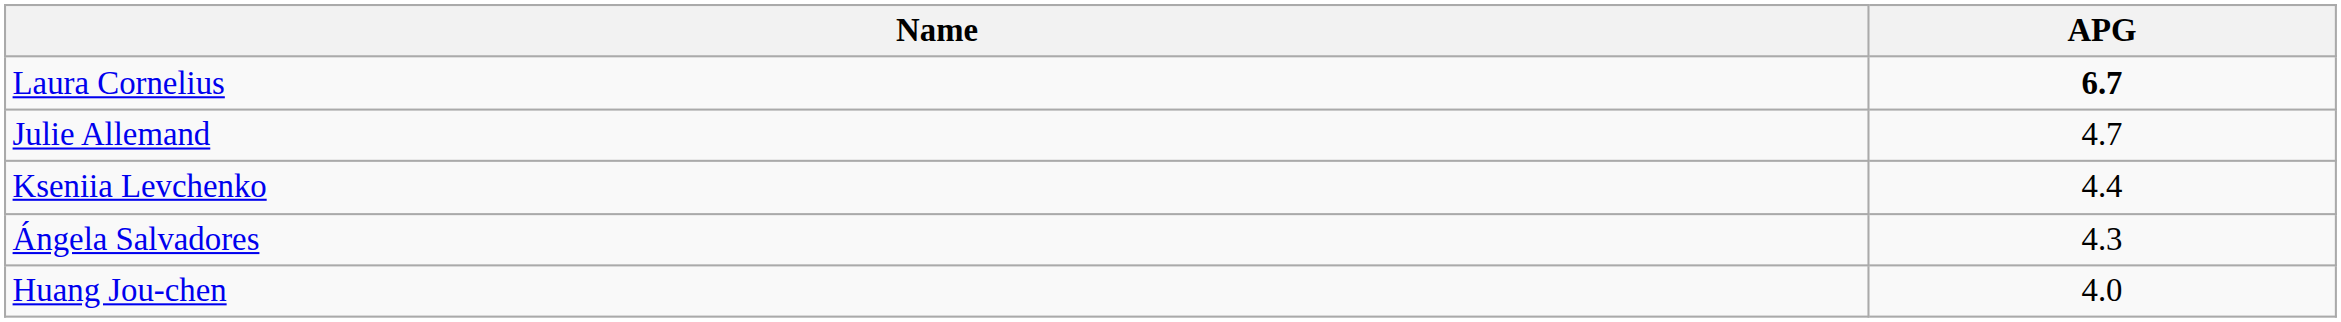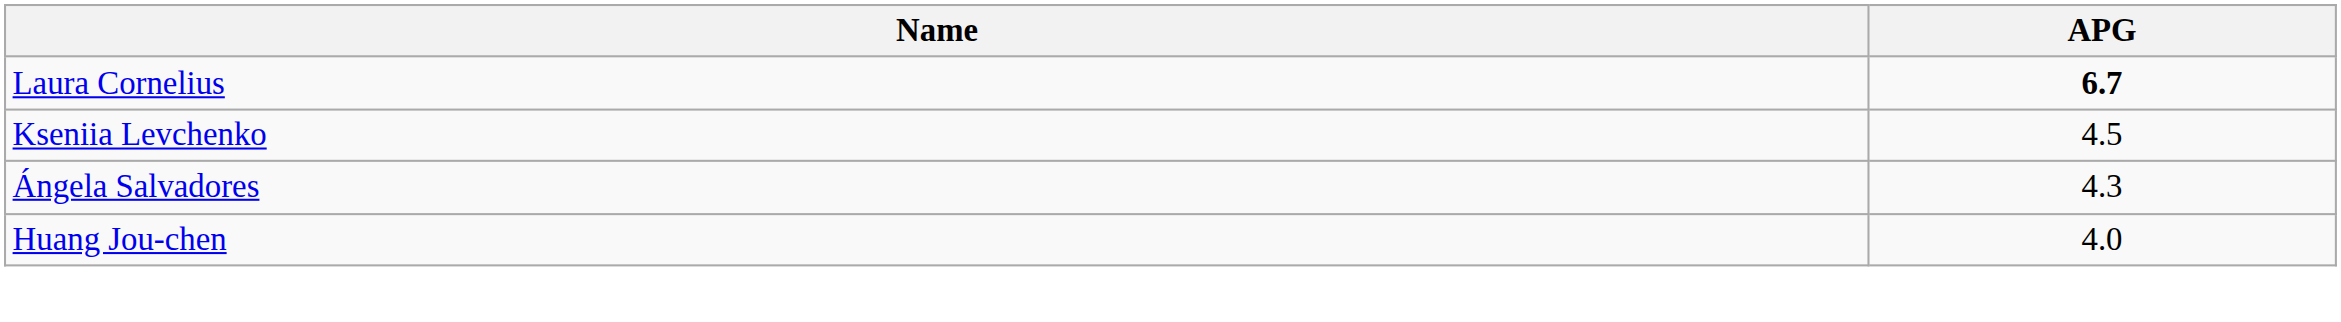- row: (111, 134)
(2102, 186) 4.4 -> (2102, 134) 4.5
